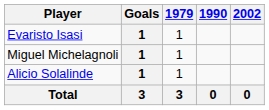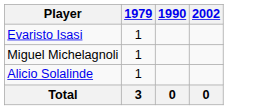- column: (142, 14)
